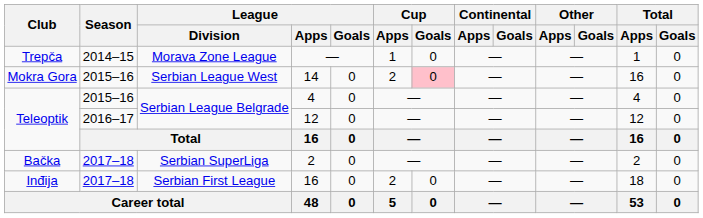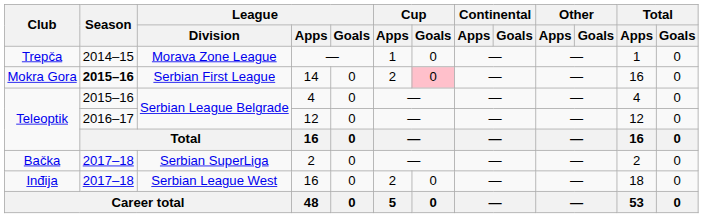(108, 77) normal -> (108, 77) bold
(214, 77) Serbian League West -> (214, 77) Serbian First League
(214, 181) Serbian First League -> (214, 181) Serbian League West
